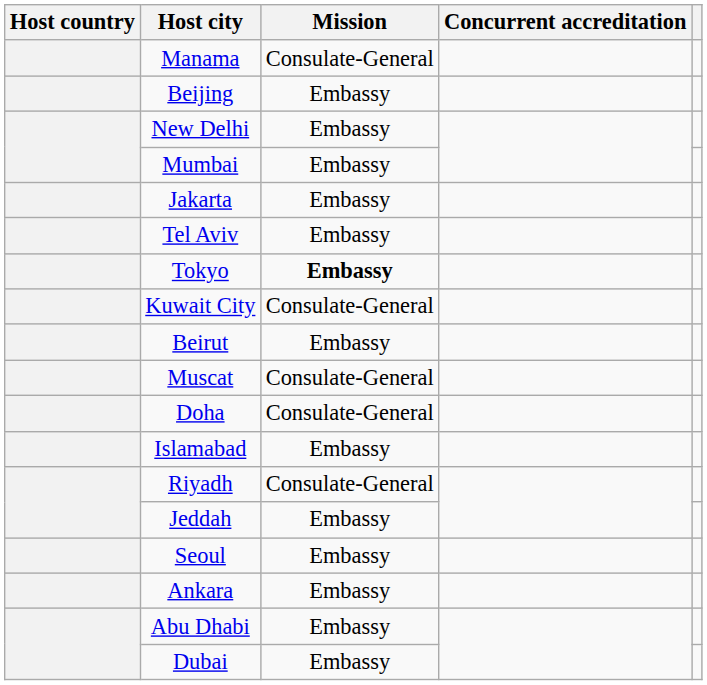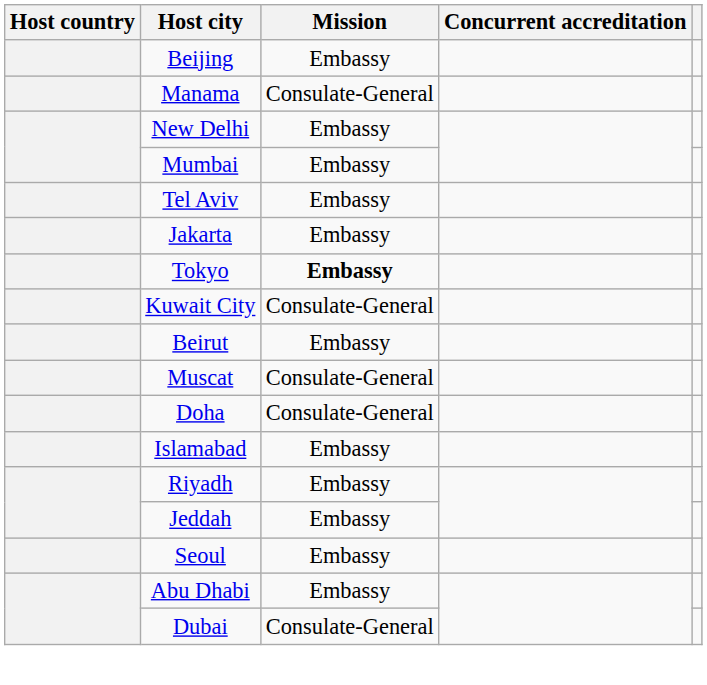rows swapped: (200, 57) <-> (200, 93)
rows swapped: (200, 199) <-> (200, 235)
(350, 484) Consulate-General -> (350, 484) Embassy
- row: (200, 590)
(350, 661) Embassy -> (350, 626) Consulate-General
